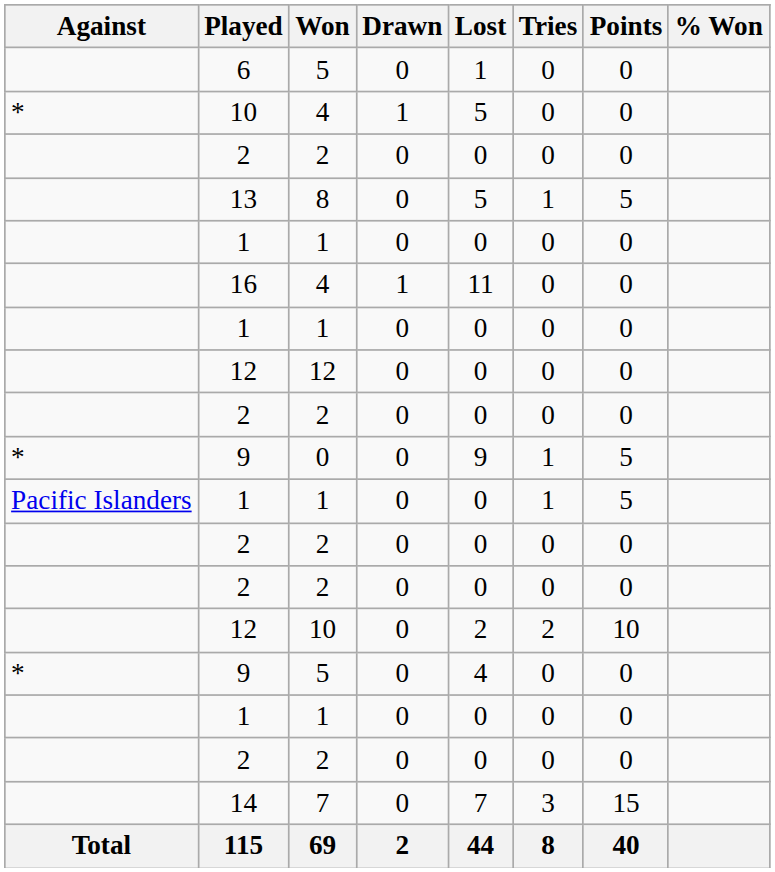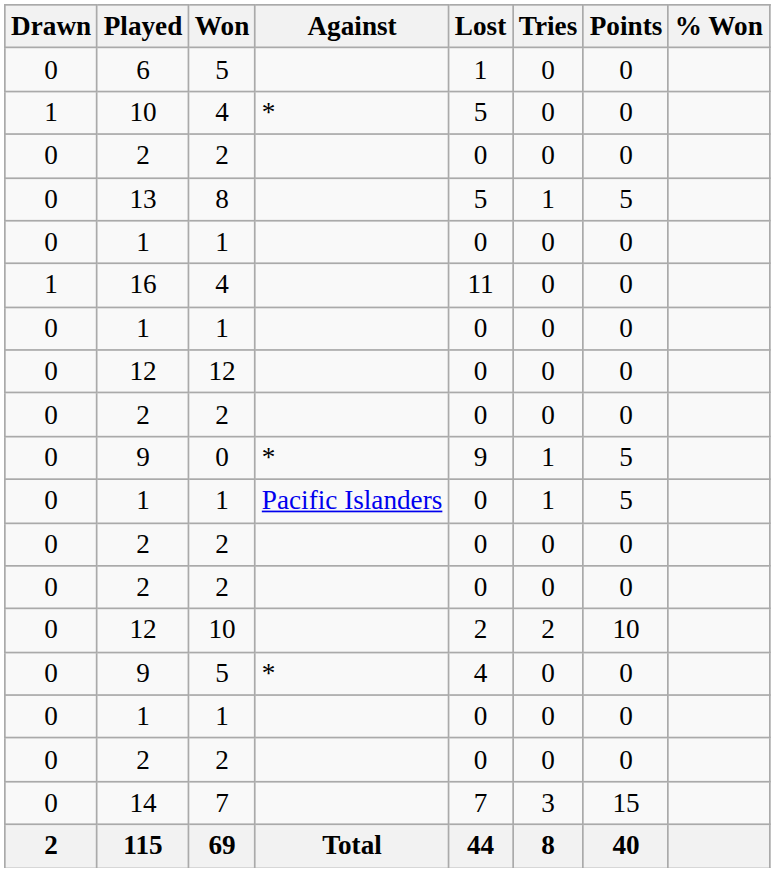columns swapped: (101, 26) <-> (402, 26)
